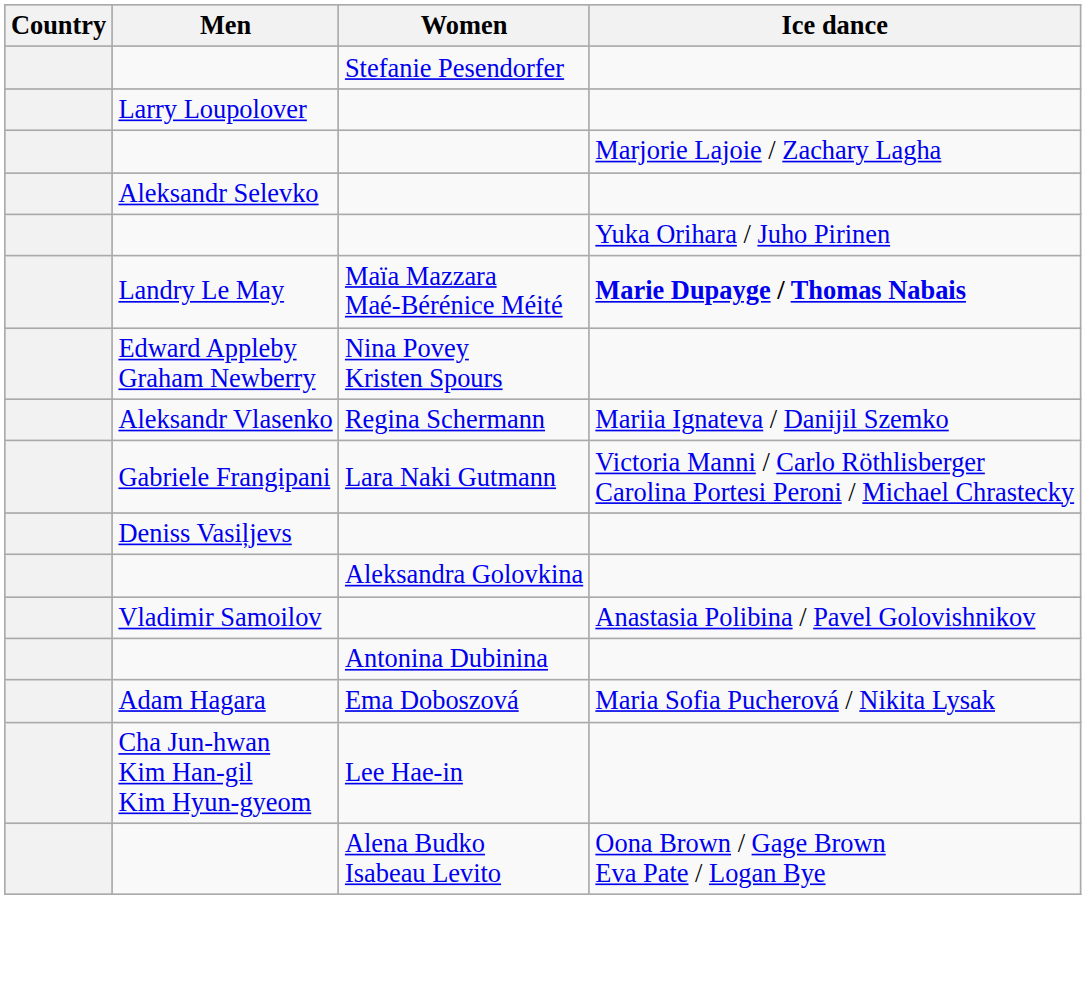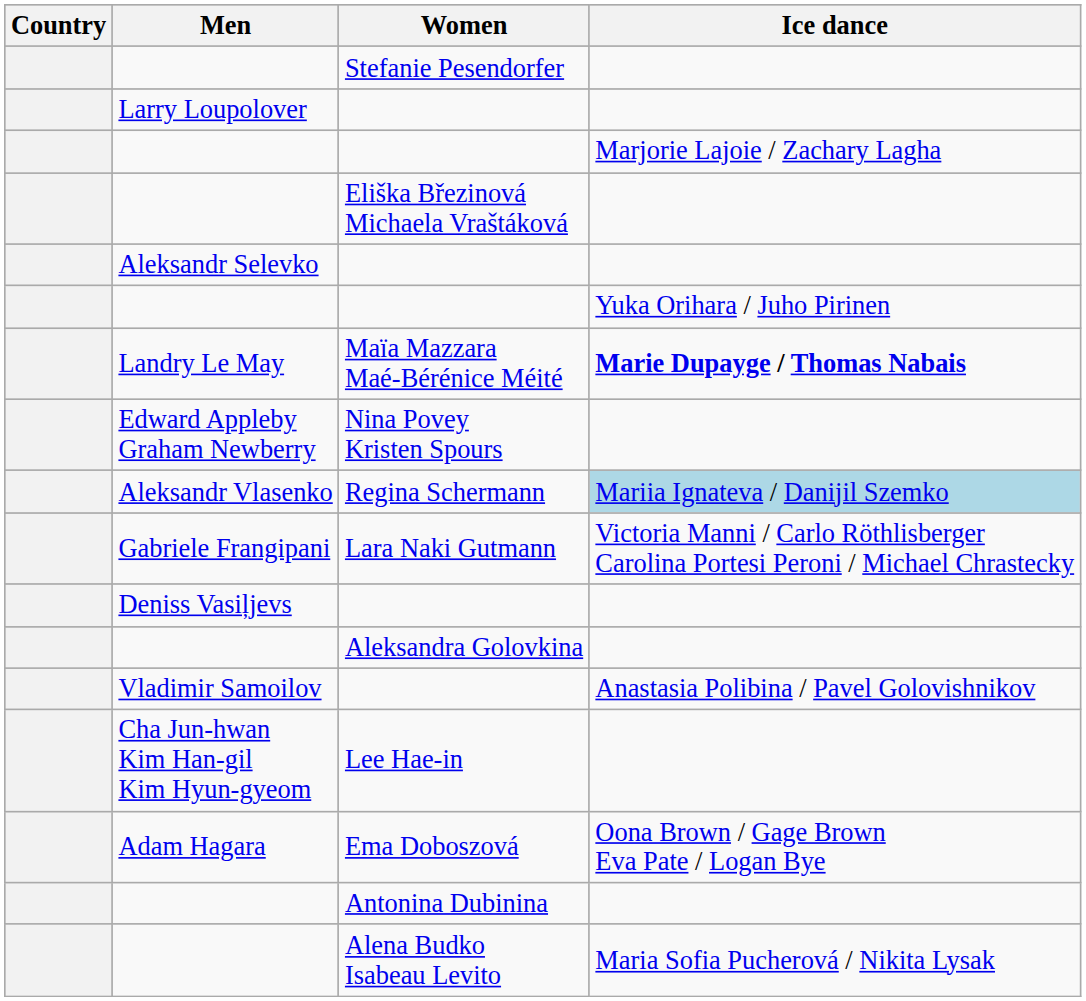+ row: (226, 208)
(772, 419) no background -> (772, 491) lightblue background
rows swapped: (226, 659) <-> (215, 772)
(795, 700) Maria Sofia Pucherová / Nikita Lysak -> (741, 846) Oona Brown / Gage Brown Eva Pate / Logan Bye
(741, 858) Oona Brown / Gage Brown Eva Pate / Logan Bye -> (795, 959) Maria Sofia Pucherová / Nikita Lysak
